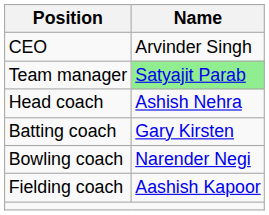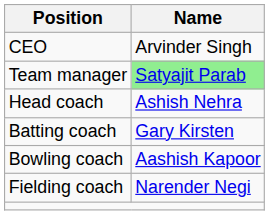(193, 159) Narender Negi -> (198, 159) Aashish Kapoor
(198, 187) Aashish Kapoor -> (193, 187) Narender Negi
